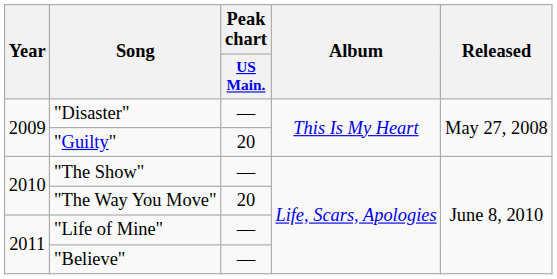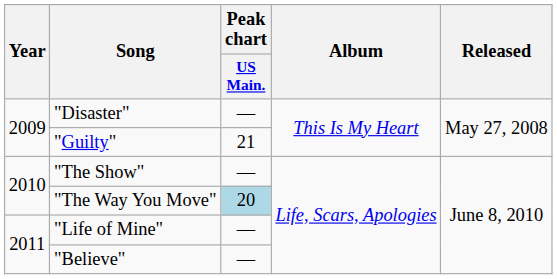(246, 142) 20 -> (246, 142) 21
(246, 200) no background -> (246, 200) lightblue background
